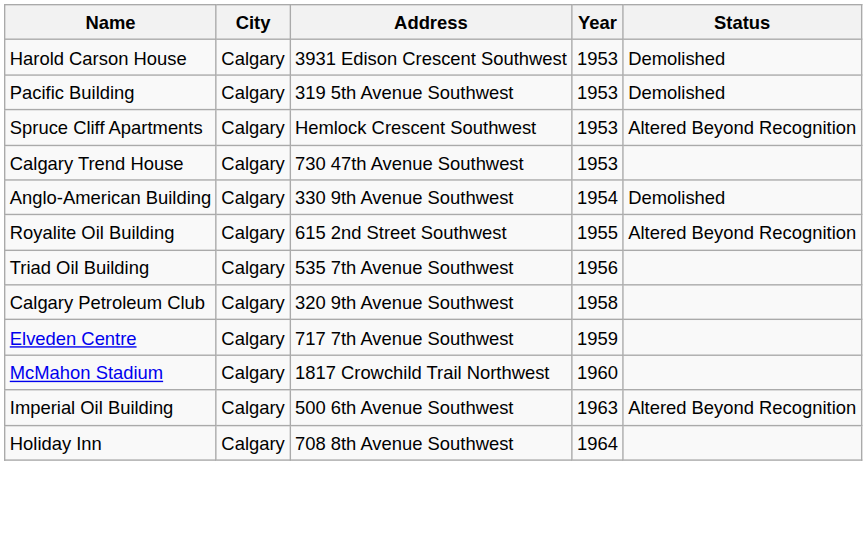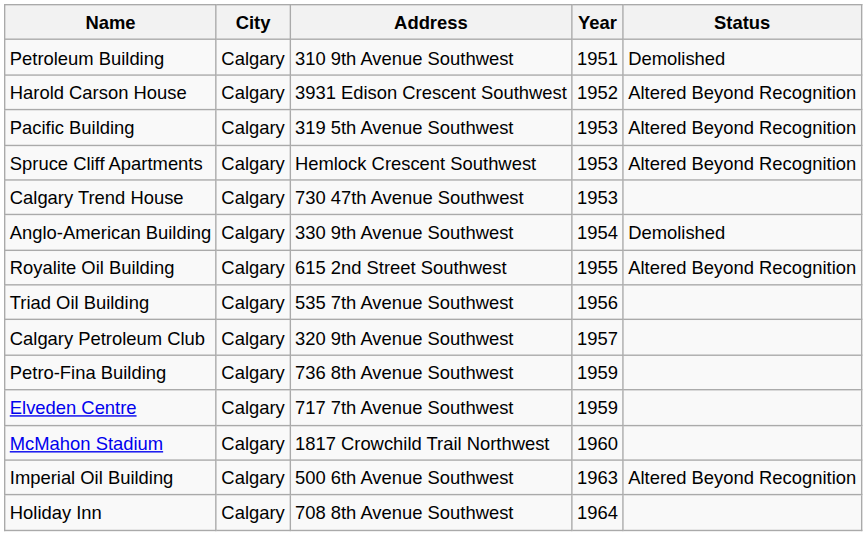+ row: (87, 58)
(598, 58) 1953 -> (598, 93) 1952
(677, 58) Demolished -> (742, 93) Altered Beyond Recognition
(677, 93) Demolished -> (742, 128) Altered Beyond Recognition
(598, 303) 1958 -> (598, 338) 1957
+ row: (88, 373)
